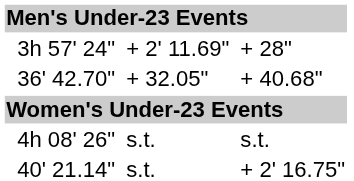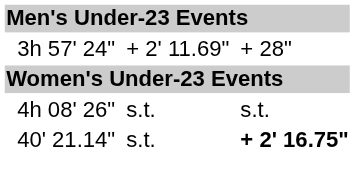- row: (66, 79)
(293, 170) normal -> (295, 139) bold
